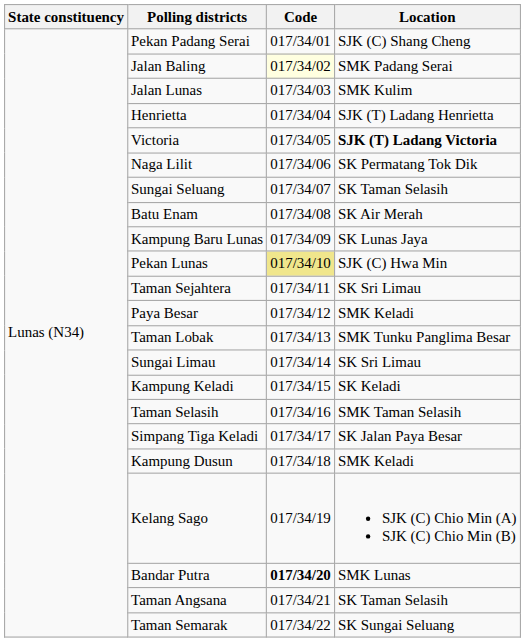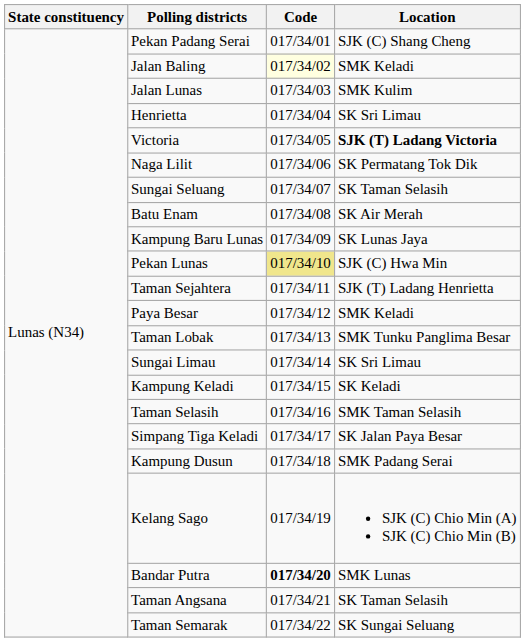(395, 65) SMK Padang Serai -> (376, 65) SMK Keladi
(416, 115) SJK (T) Ladang Henrietta -> (379, 115) SK Sri Limau
(379, 287) SK Sri Limau -> (416, 287) SJK (T) Ladang Henrietta
(376, 460) SMK Keladi -> (395, 460) SMK Padang Serai
